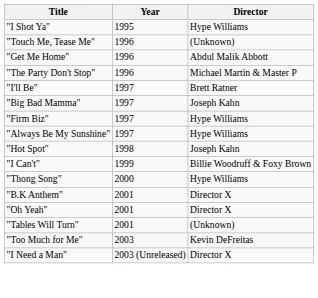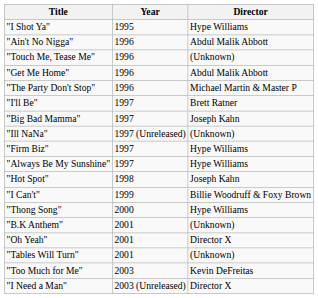+ row: (40, 42)
+ row: (27, 133)
(211, 194) Director X -> (212, 225) (Unknown)
